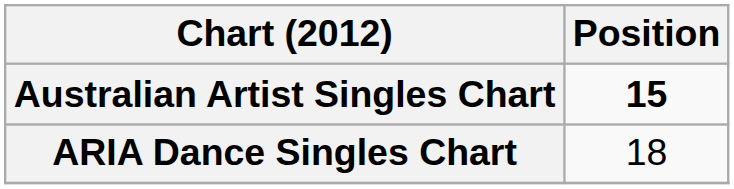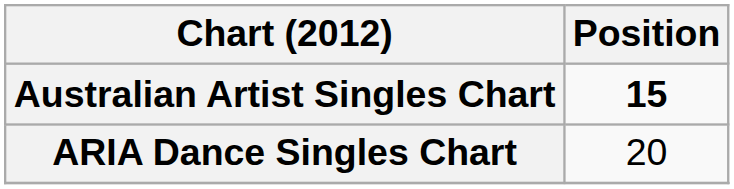(646, 152) 18 -> (646, 152) 20
